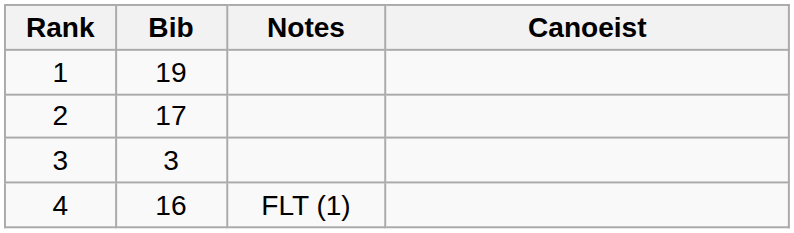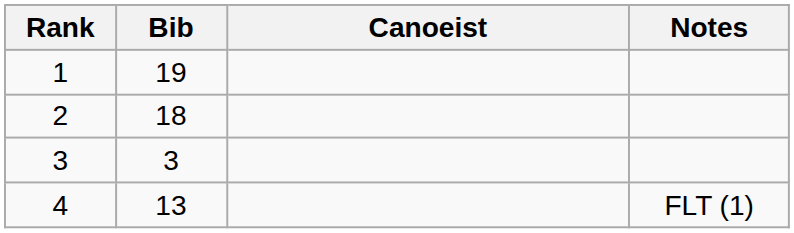columns swapped: (587, 28) <-> (306, 28)
(171, 116) 17 -> (171, 116) 18
(171, 205) 16 -> (171, 205) 13
